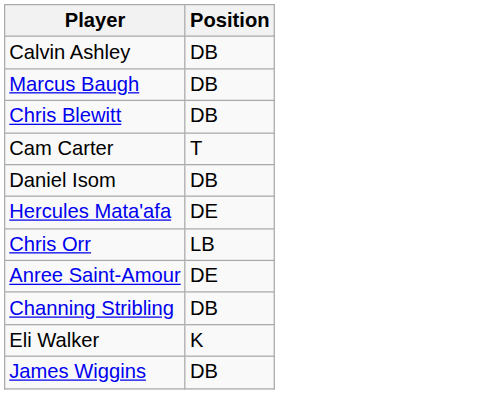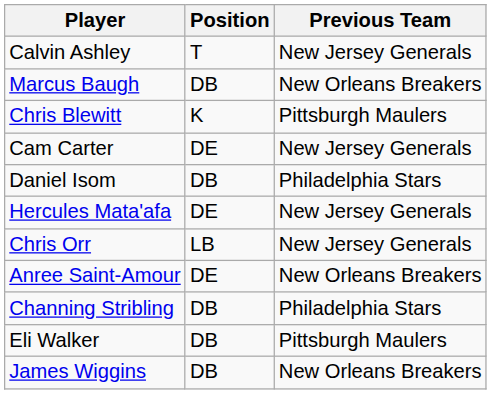+ column: (380, 20)
(204, 52) DB -> (196, 52) T
(204, 116) DB -> (197, 116) K
(196, 148) T -> (204, 148) DE
(197, 340) K -> (204, 340) DB
